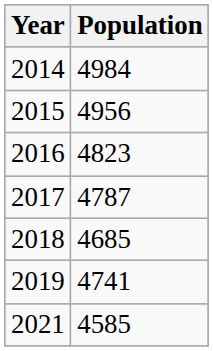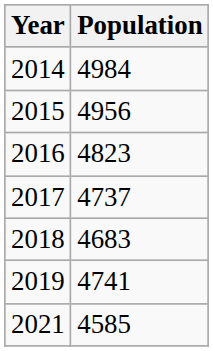(104, 196) 4787 -> (104, 196) 4737
(104, 238) 4685 -> (104, 238) 4683
